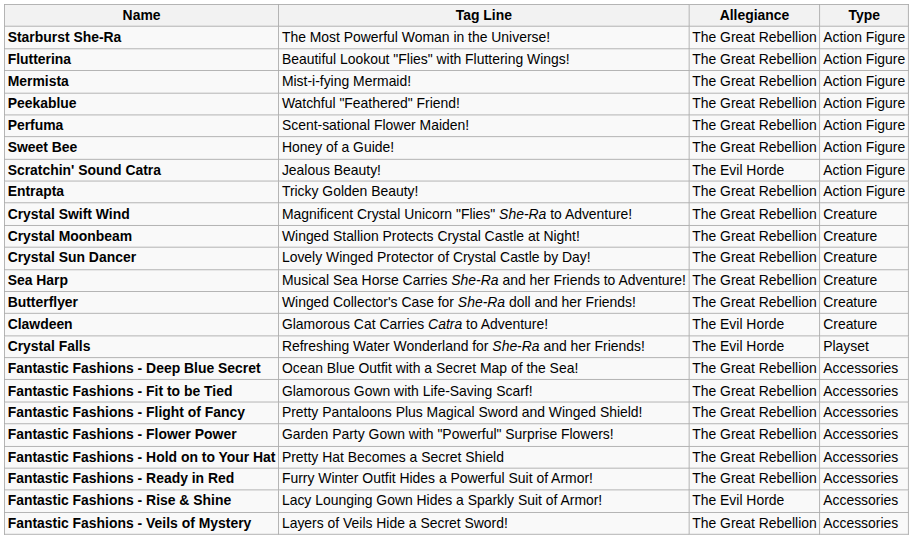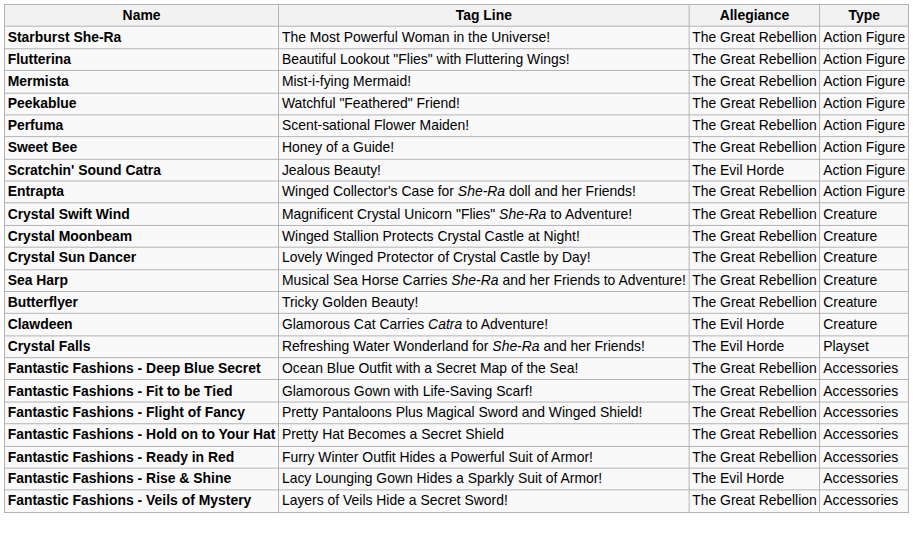(350, 192) Tricky Golden Beauty! -> (459, 192) Winged Collector's Case for She-Ra doll and her Friends!
(459, 302) Winged Collector's Case for She-Ra doll and her Friends! -> (350, 302) Tricky Golden Beauty!
- row: (122, 434)
